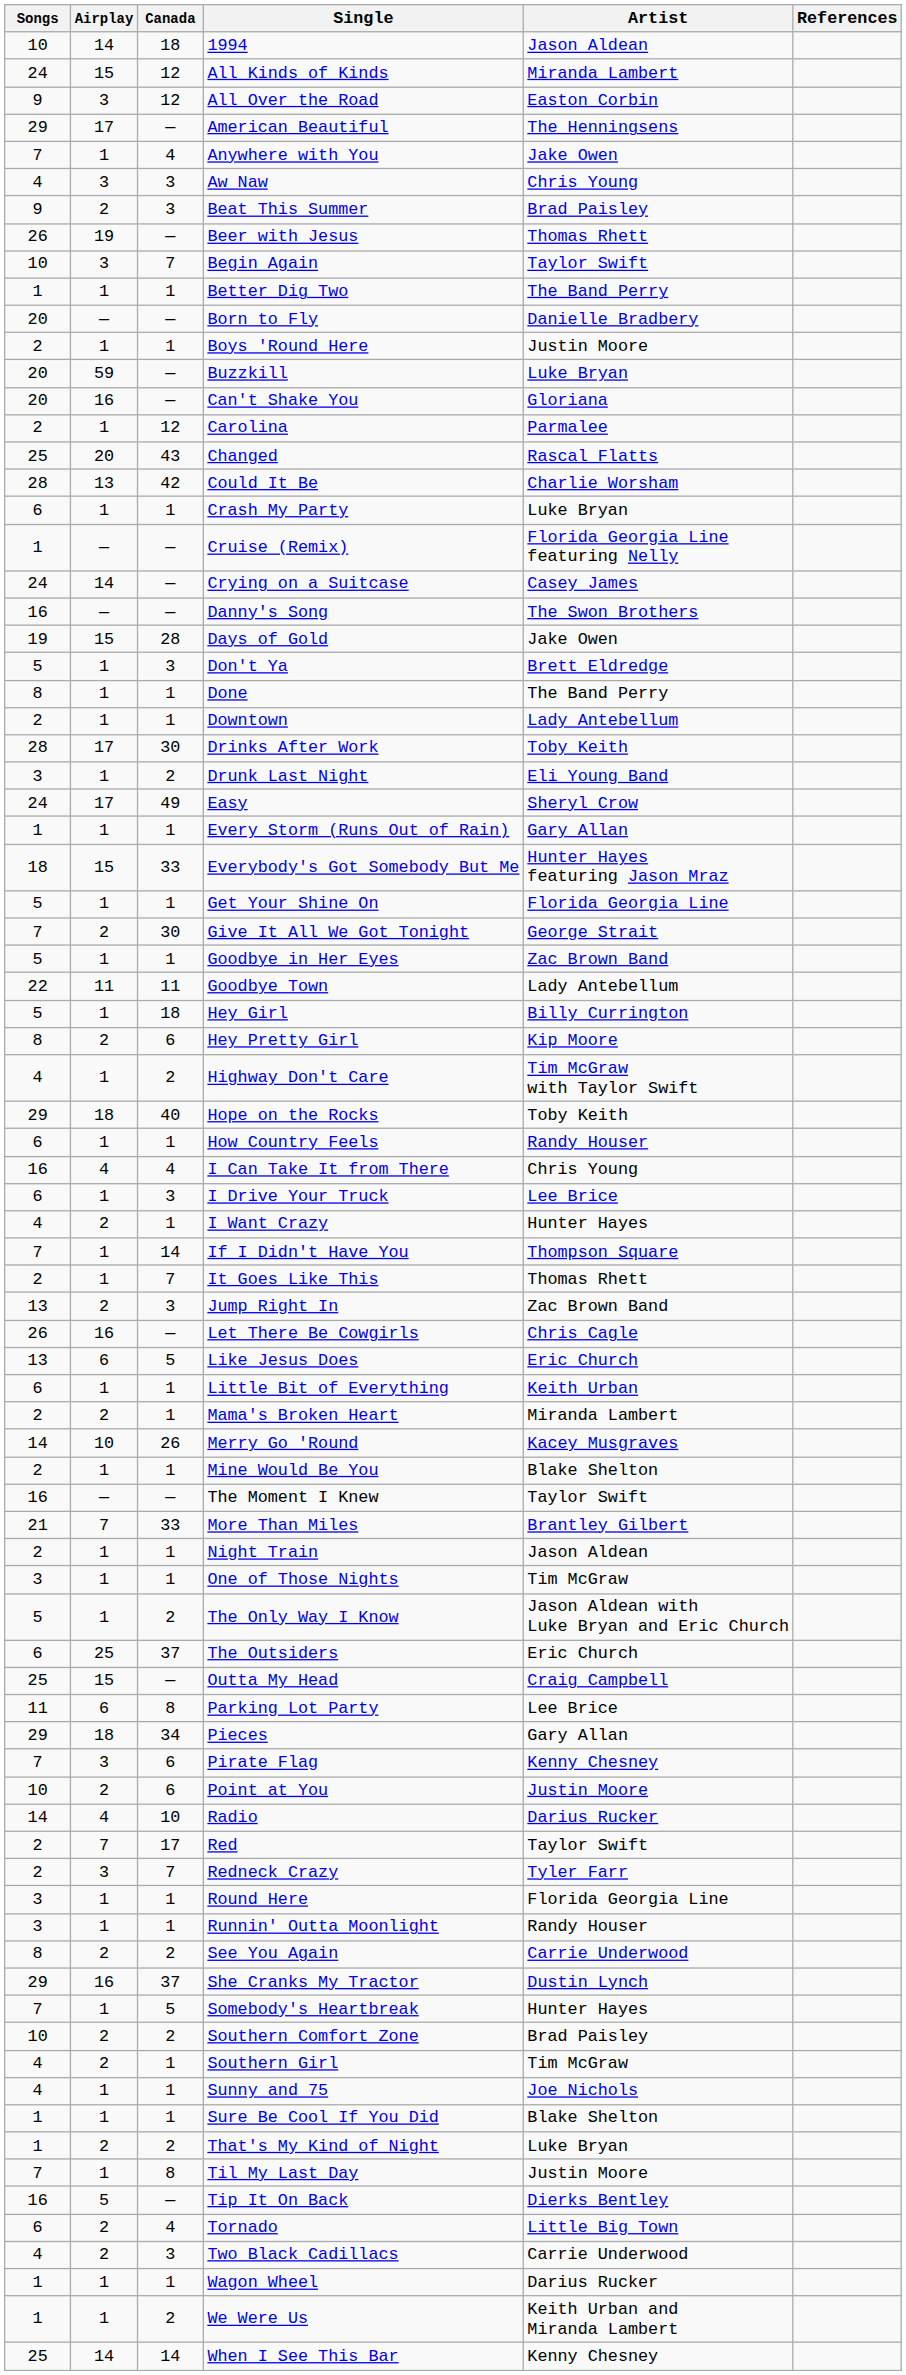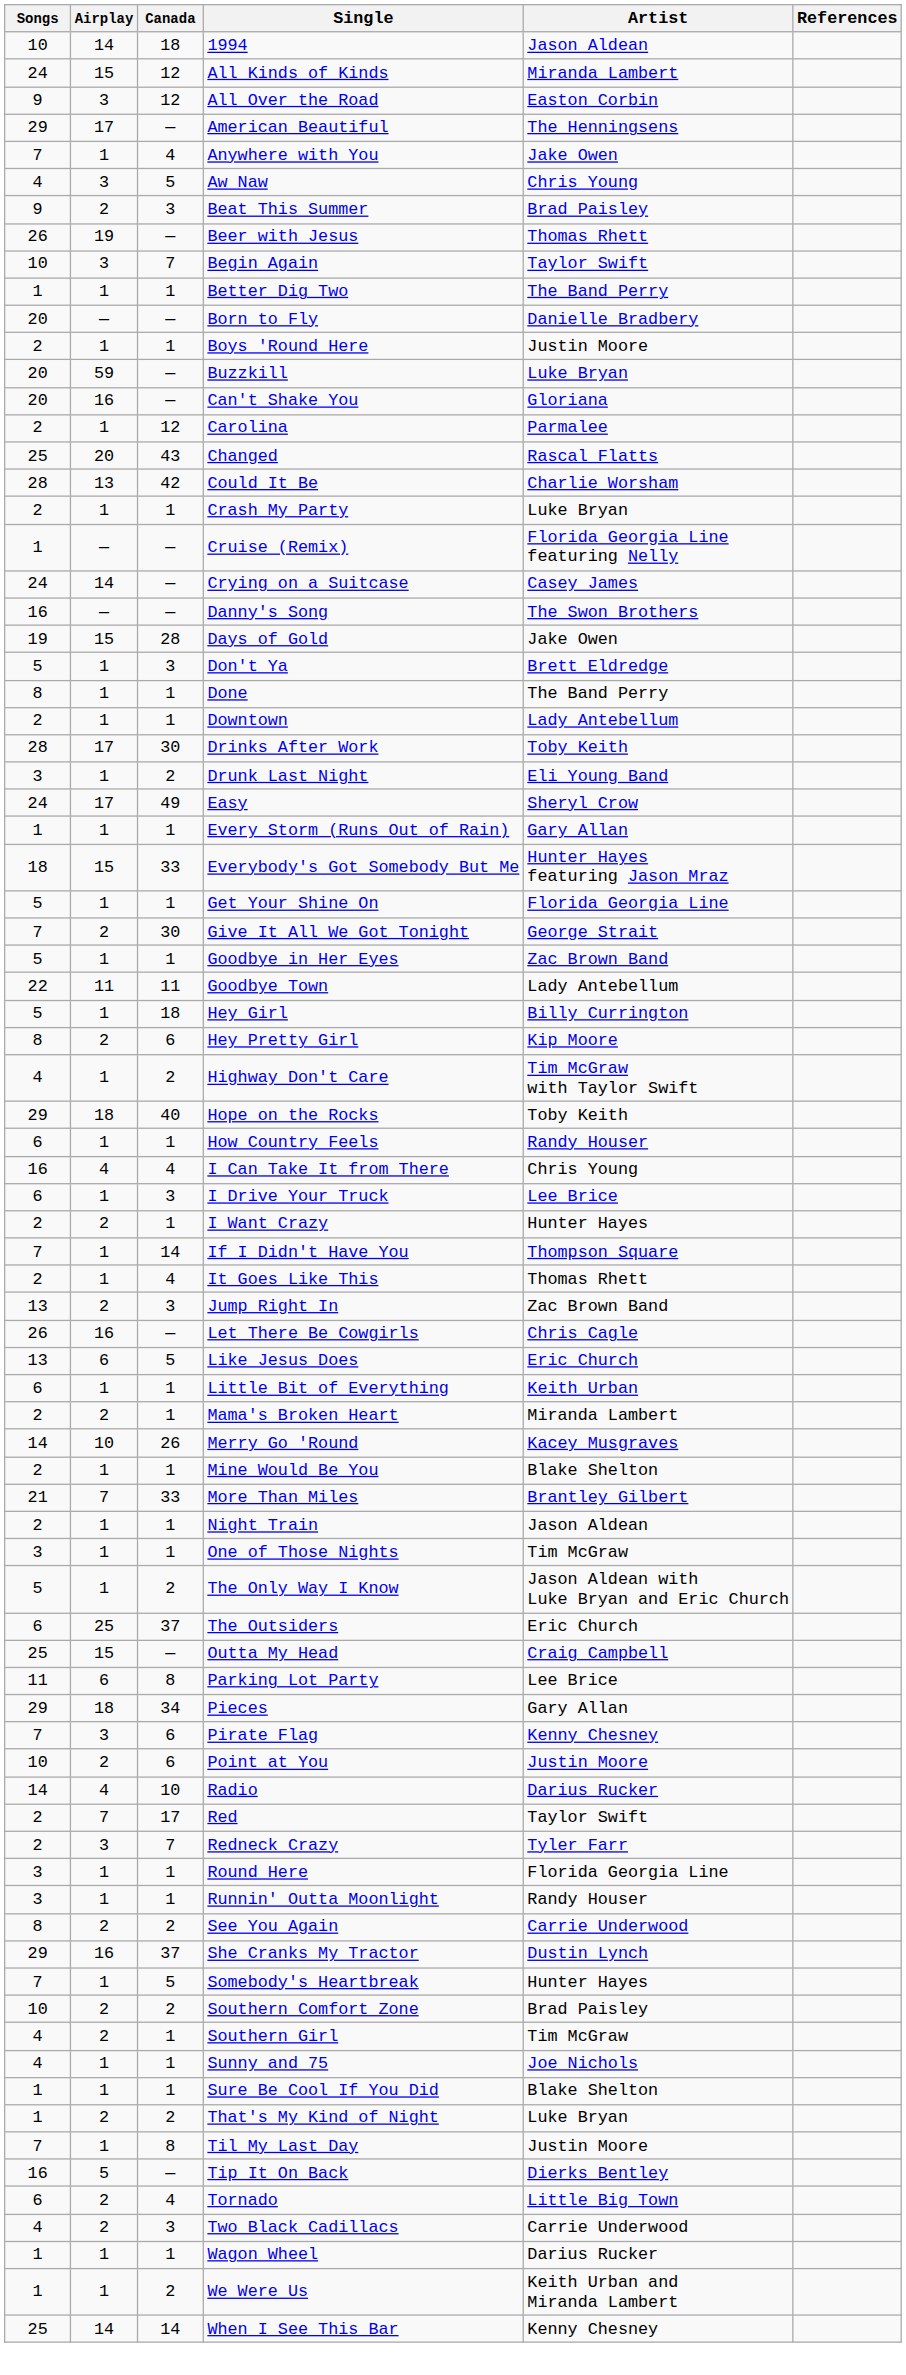(170, 182) 3 -> (170, 182) 5
(38, 510) 6 -> (38, 510) 2
(38, 1224) 4 -> (38, 1224) 2
(170, 1279) 7 -> (170, 1279) 4
- row: (293, 1498)
